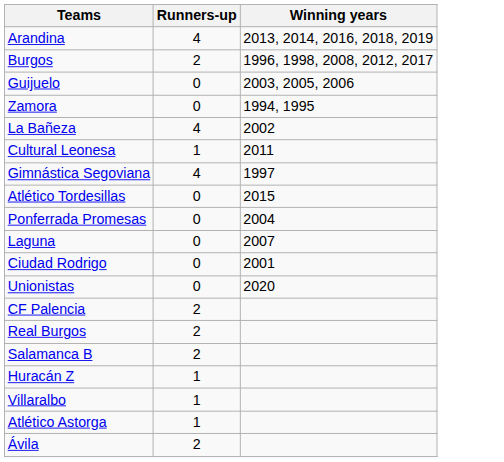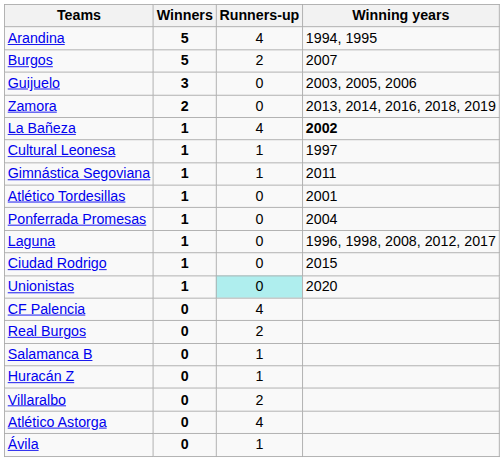+ column: (185, 15)
(338, 38) 2013, 2014, 2016, 2018, 2019 -> (341, 38) 1994, 1995
(338, 60) 1996, 1998, 2008, 2012, 2017 -> (322, 60) 2007
(279, 106) 1994, 1995 -> (401, 106) 2013, 2014, 2016, 2018, 2019
(259, 128) normal -> (322, 128) bold
(259, 151) 2011 -> (322, 151) 1997
(197, 173) 4 -> (259, 173) 1
(259, 173) 1997 -> (321, 173) 2011
(259, 196) 2015 -> (322, 196) 2001
(259, 241) 2007 -> (401, 241) 1996, 1998, 2008, 2012, 2017
(259, 264) 2001 -> (322, 264) 2015
(197, 286) no background -> (259, 286) paleturquoise background
(197, 309) 2 -> (259, 309) 4
(197, 354) 2 -> (259, 354) 1
(197, 399) 1 -> (259, 399) 2
(197, 422) 1 -> (259, 422) 4
(197, 444) 2 -> (259, 444) 1
